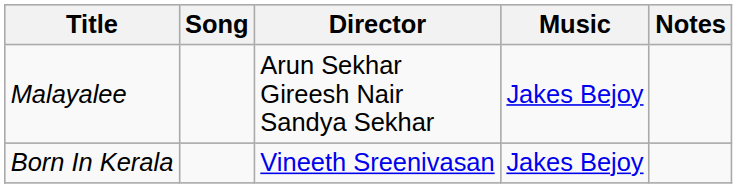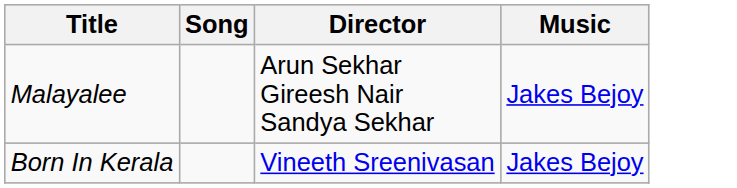- column: (691, 24)
